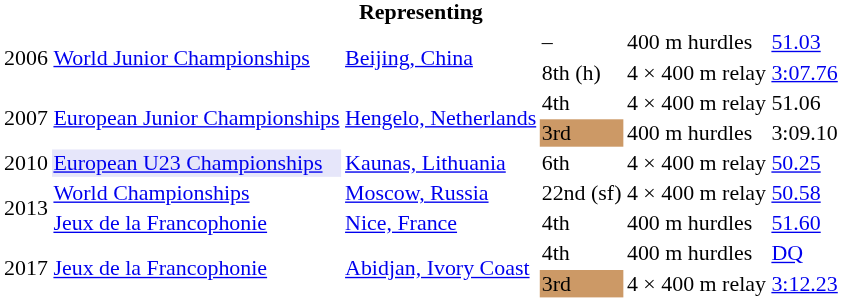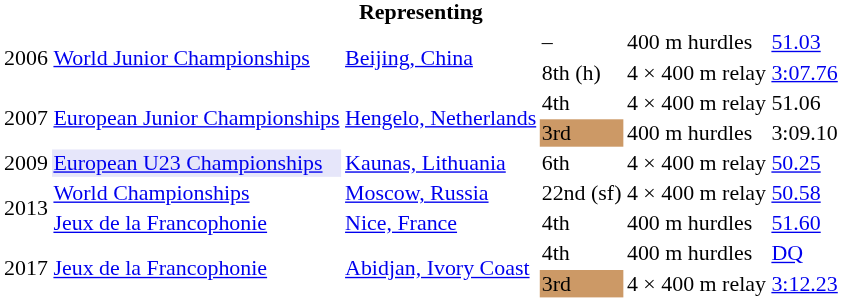(26, 162) 2010 -> (26, 162) 2009
